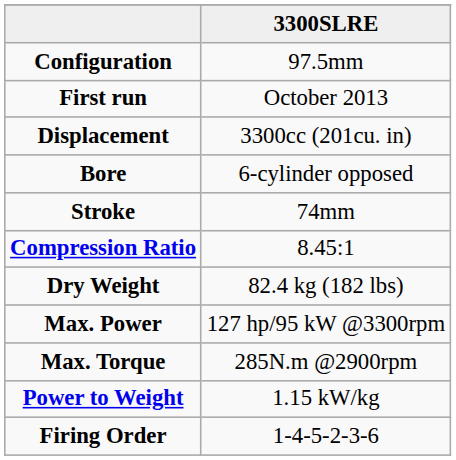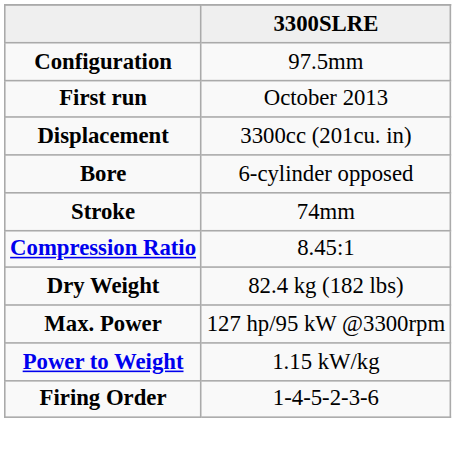- row: (103, 361)
